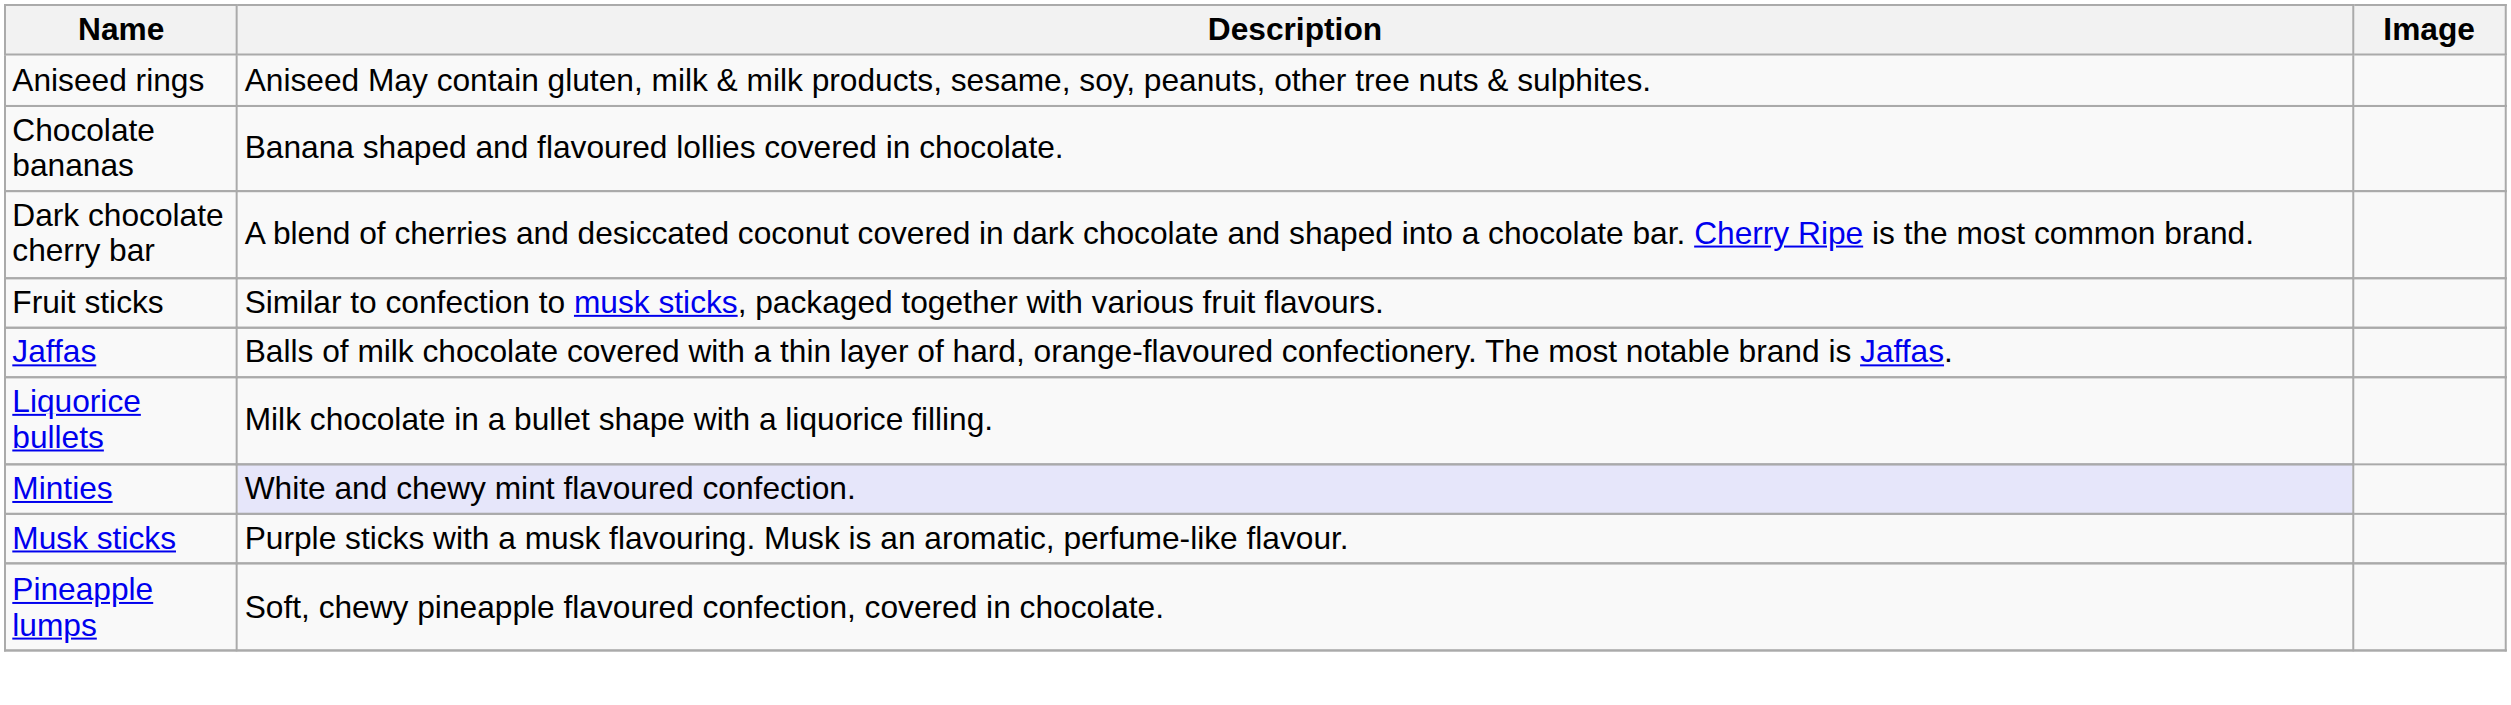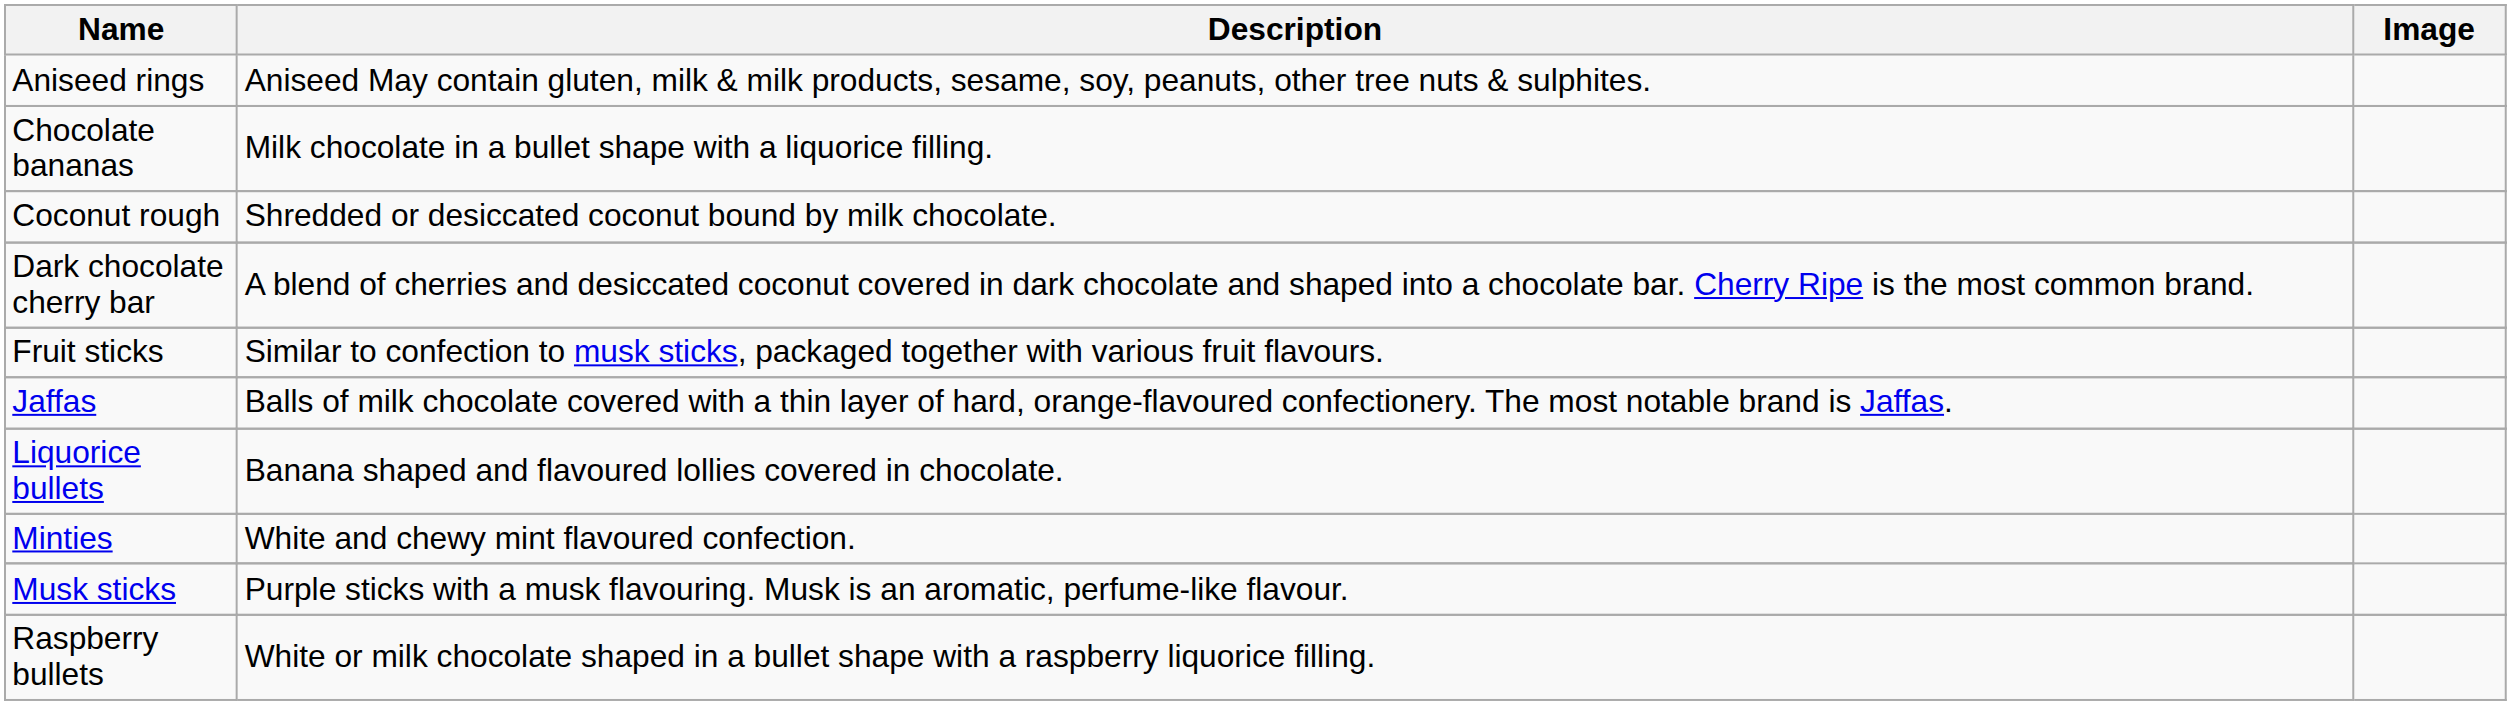(654, 147) Banana shaped and flavoured lollies covered in chocolate. -> (619, 147) Milk chocolate in a bullet shape with a liquorice filling.
+ row: (116, 215)
(619, 420) Milk chocolate in a bullet shape with a liquorice filling. -> (654, 470) Banana shaped and flavoured lollies covered in chocolate.
(550, 488) lavender background -> (550, 538) no background
- row: (83, 606)
+ row: (85, 656)
